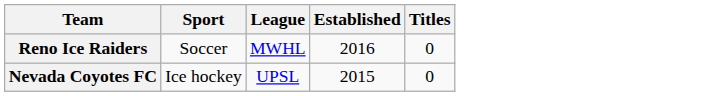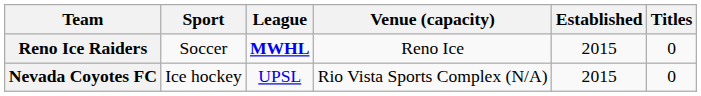+ column: (433, 19)
(278, 48) normal -> (280, 48) bold
(357, 48) 2016 -> (599, 48) 2015
